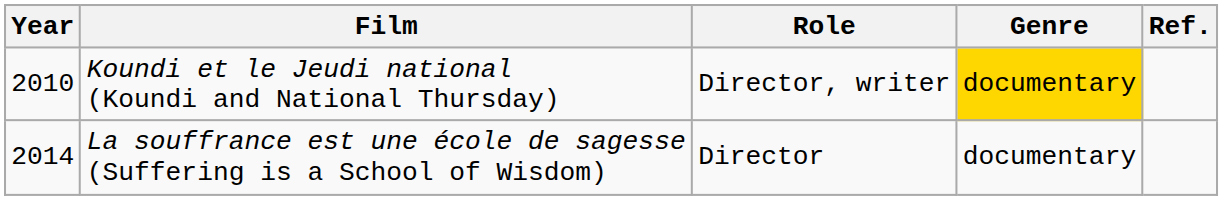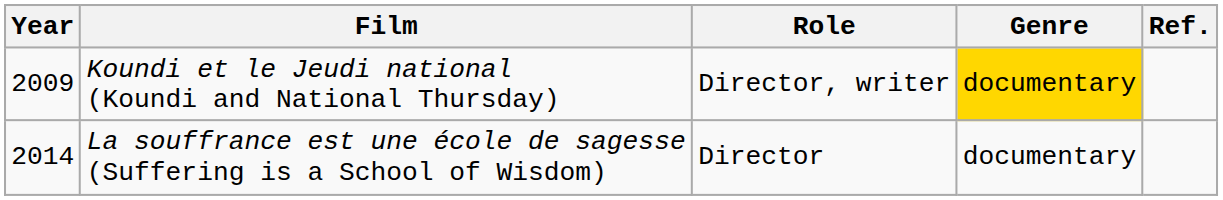(43, 84) 2010 -> (43, 84) 2009
